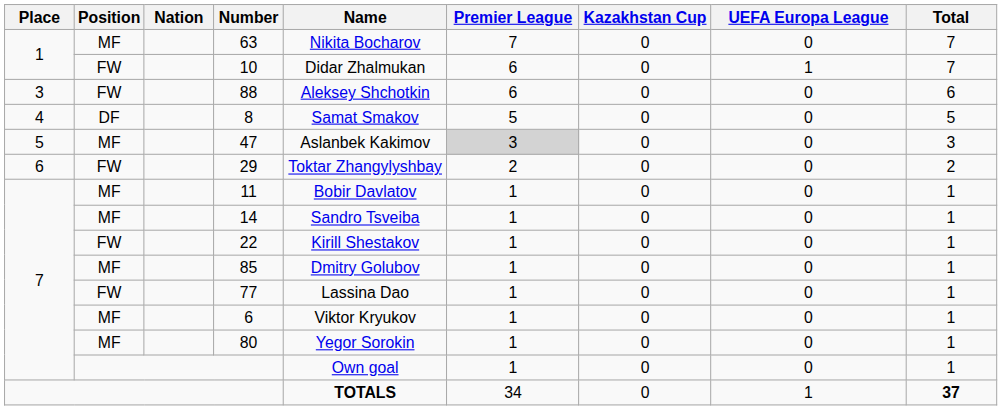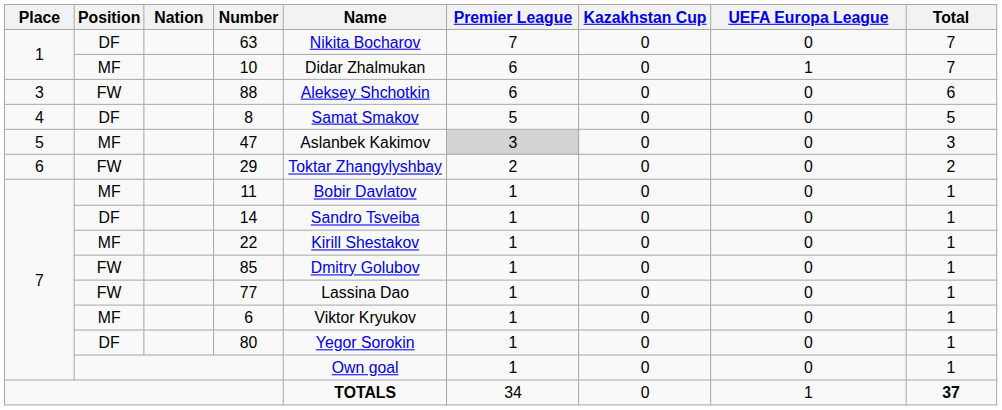(109, 42) MF -> (109, 42) DF
(109, 67) FW -> (109, 67) MF
(109, 217) MF -> (109, 217) DF
(109, 242) FW -> (109, 242) MF
(109, 267) MF -> (109, 267) FW
(109, 343) MF -> (109, 343) DF
